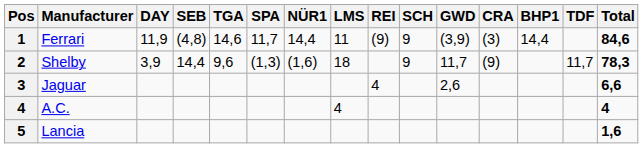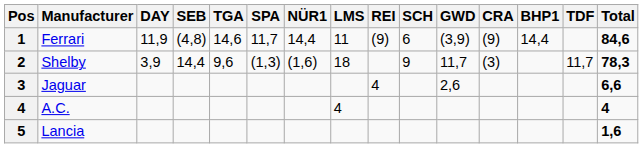(406, 39) 9 -> (406, 39) 6
(491, 39) (3) -> (491, 39) (9)
(491, 62) (9) -> (491, 62) (3)
